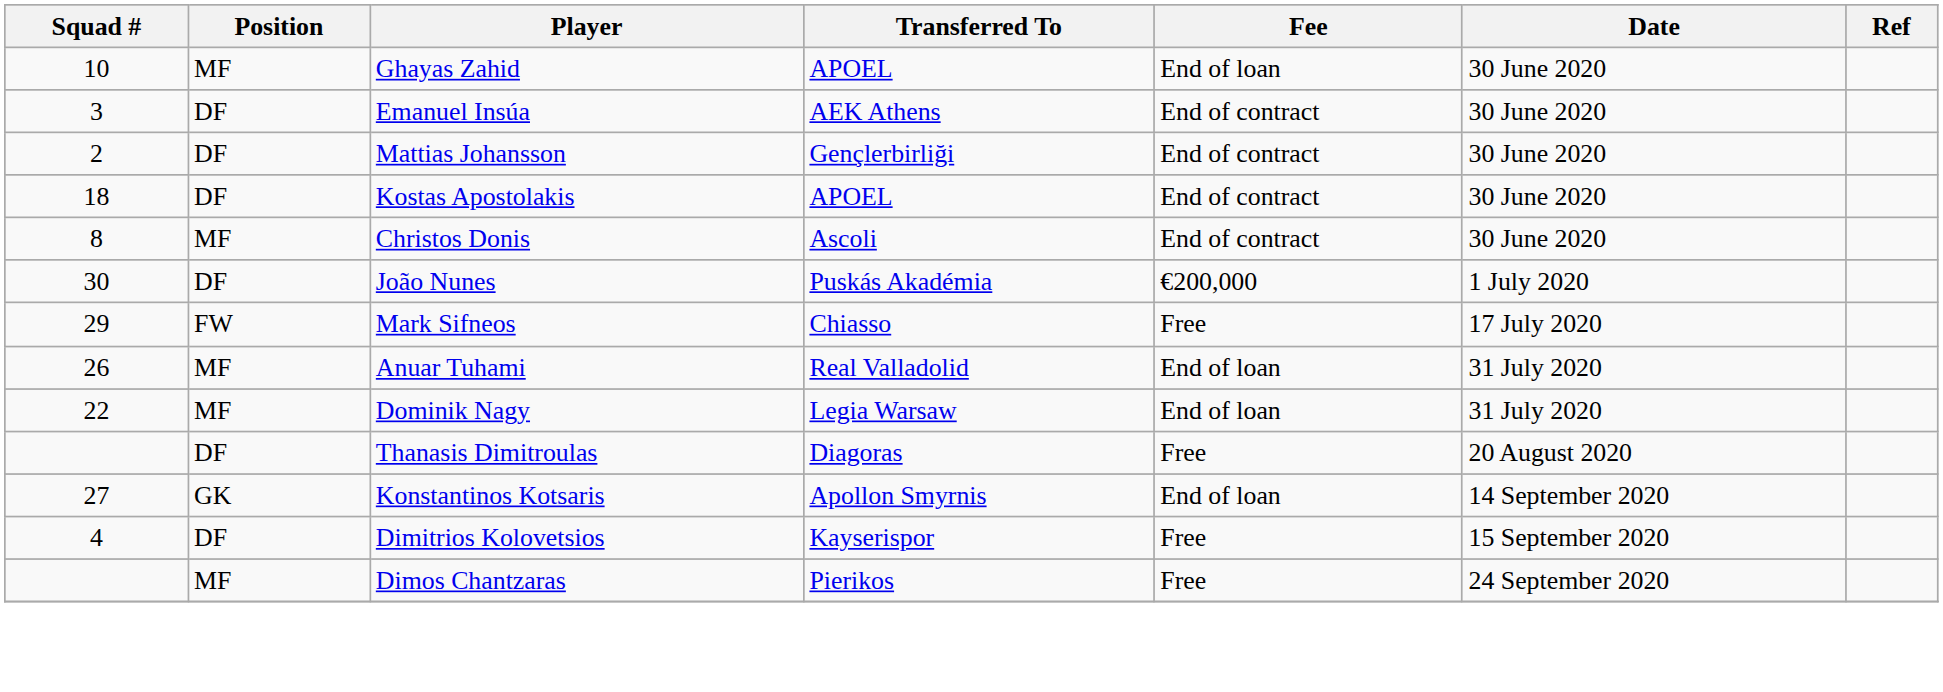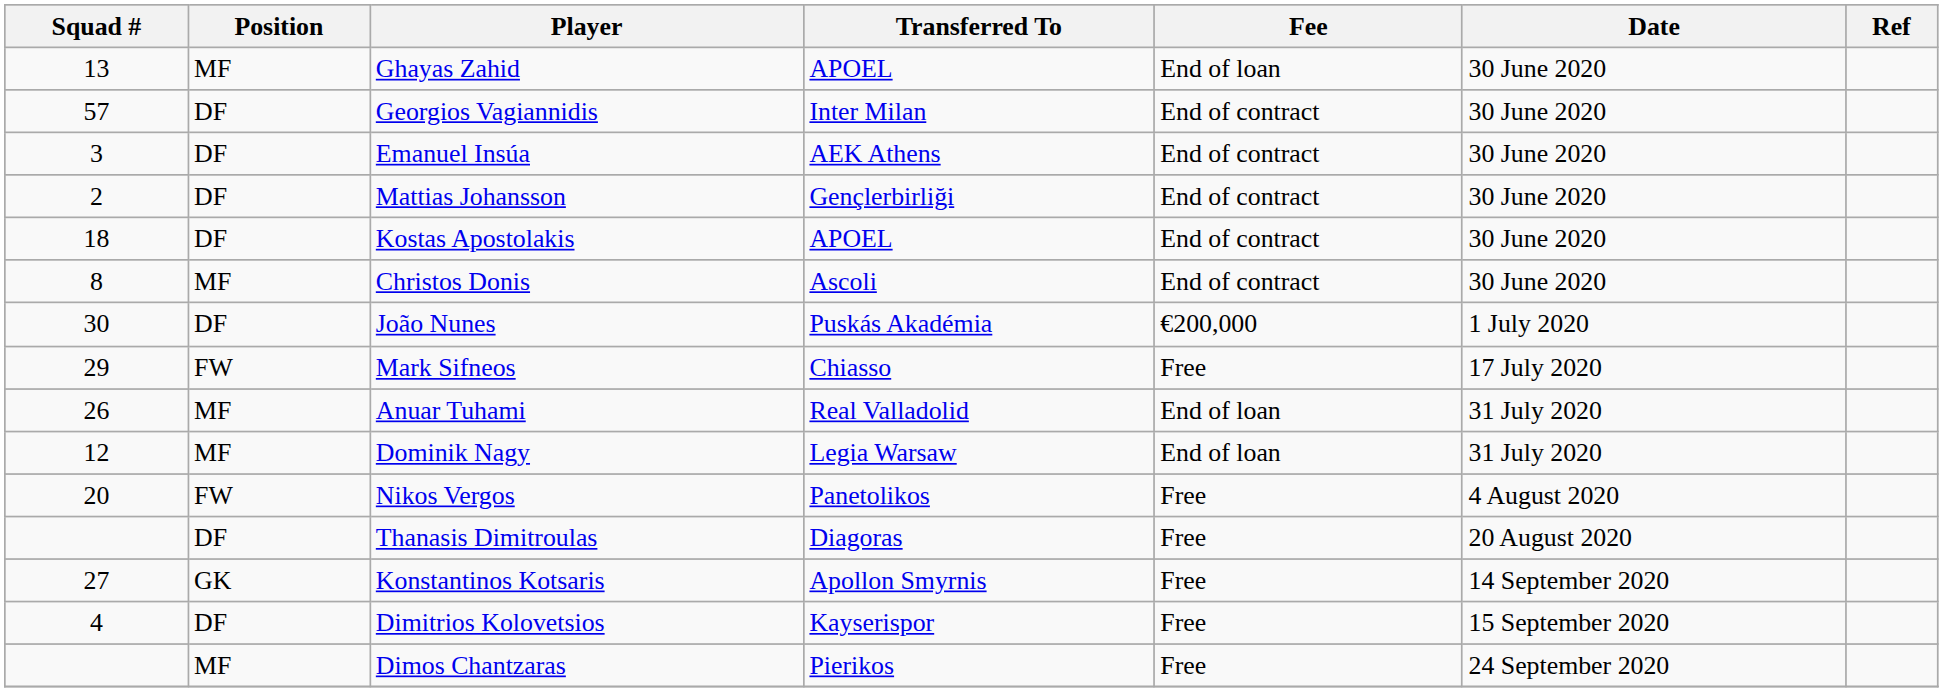(96, 68) 10 -> (96, 68) 13
+ row: (487, 111)
(96, 409) 22 -> (96, 452) 12
+ row: (445, 494)
(1221, 494) End of loan -> (1183, 579) Free
